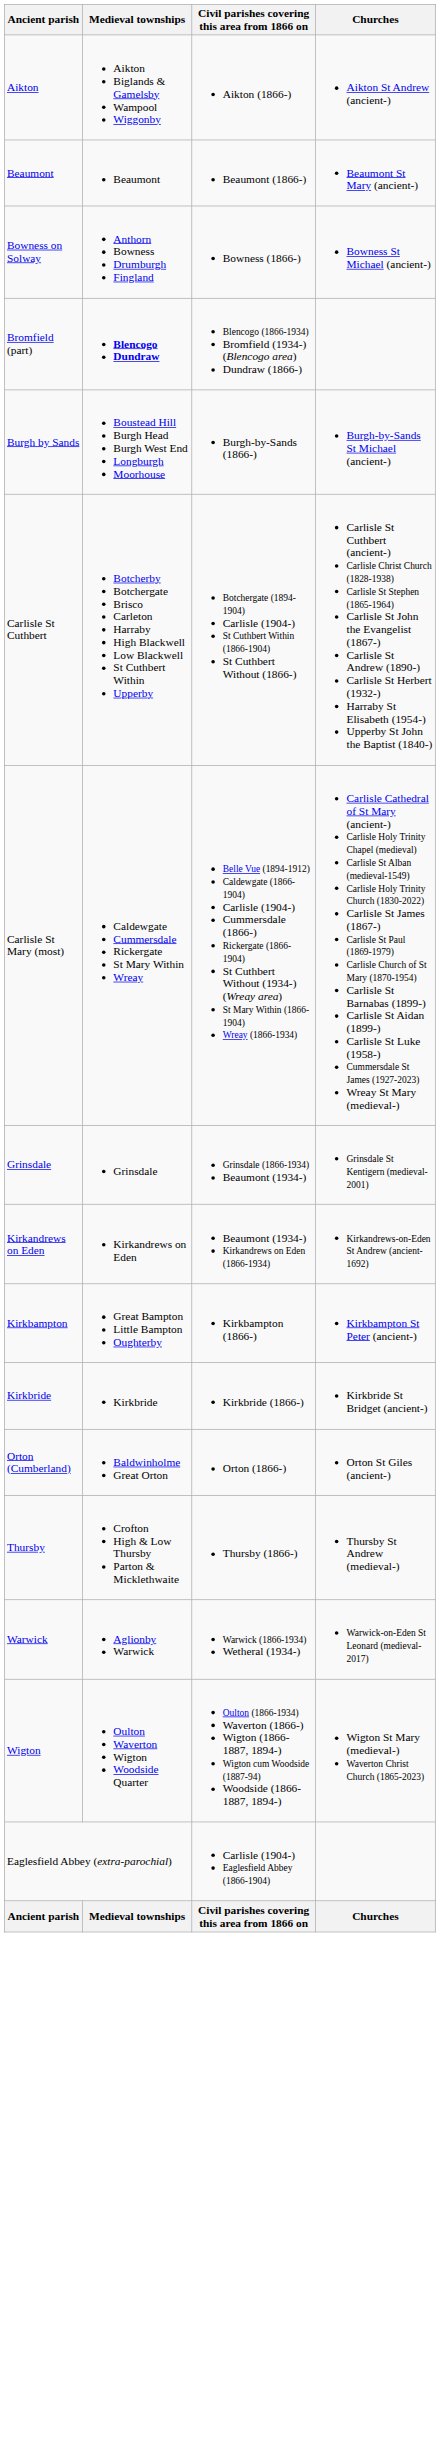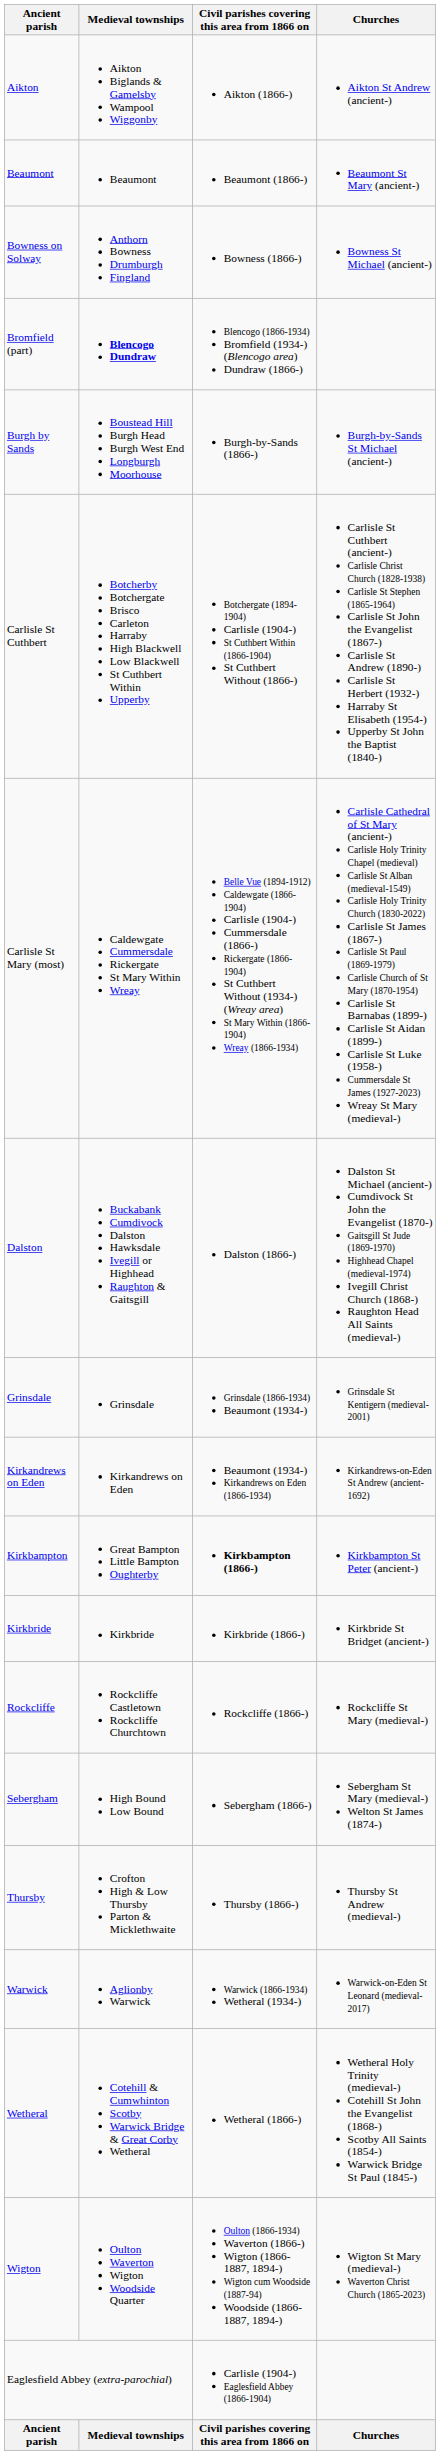+ row: (25, 1248)
(254, 1330) normal -> (255, 1562) bold
- row: (39, 1462)
+ row: (31, 1707)
+ row: (32, 1799)
+ row: (27, 2113)
